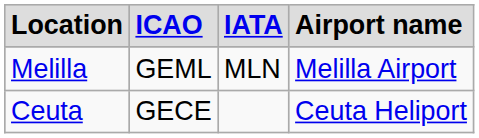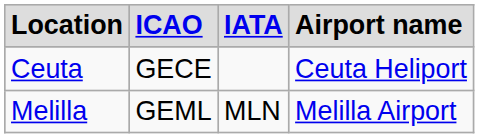rows swapped: (47, 111) <-> (49, 68)
